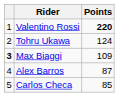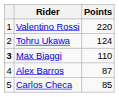(105, 27) bold -> (105, 27) normal
(105, 56) 109 -> (105, 56) 110
